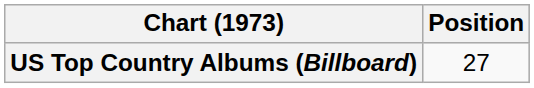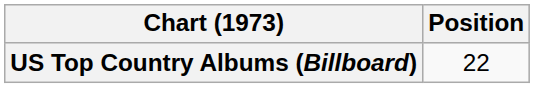(476, 62) 27 -> (476, 62) 22
